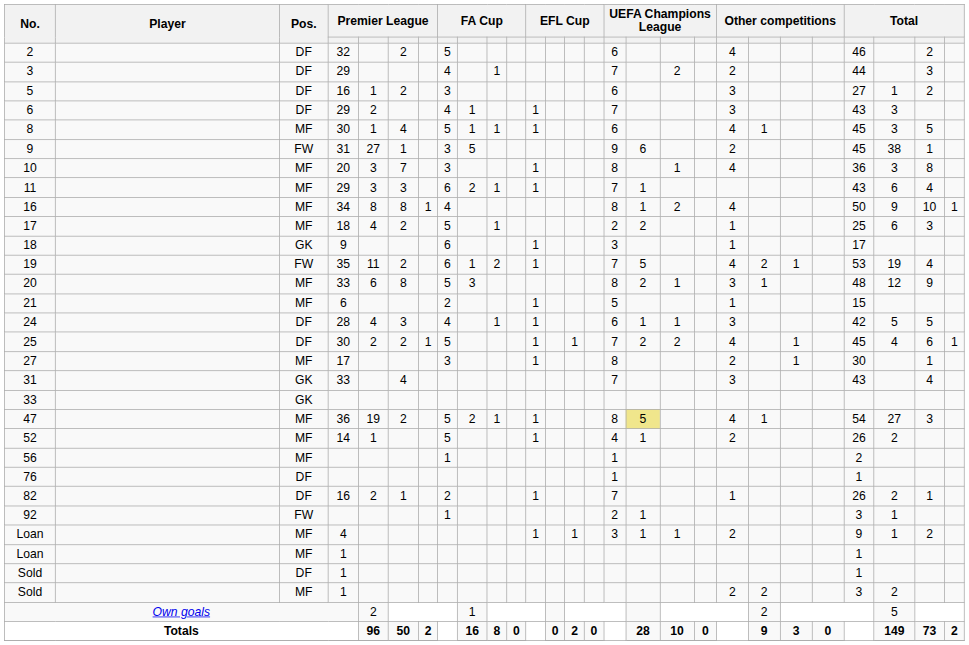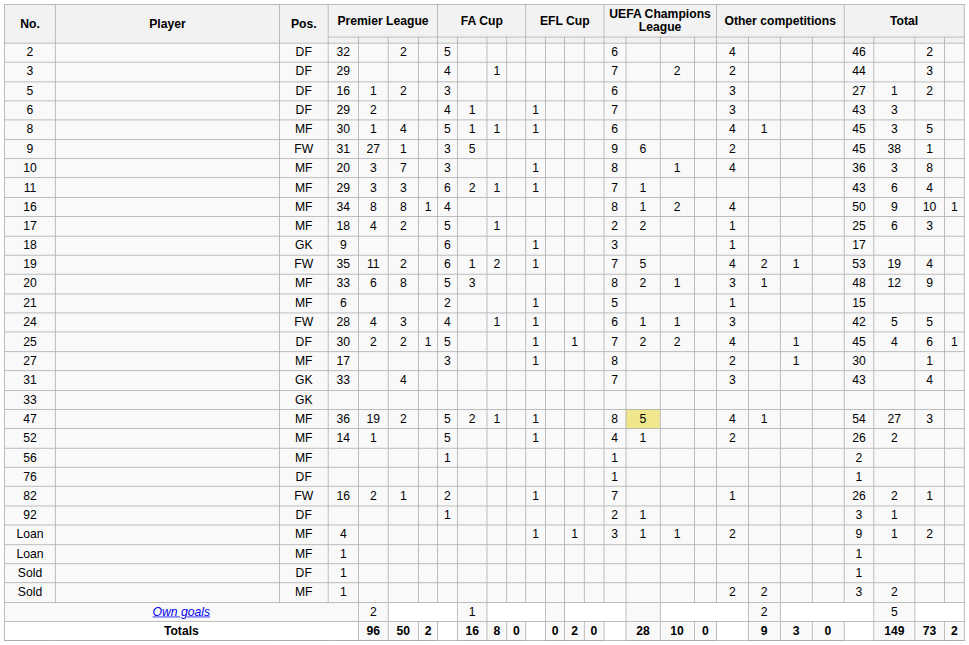(304, 322) DF -> (304, 322) FW
(304, 496) DF -> (304, 496) FW
(304, 515) FW -> (304, 515) DF
